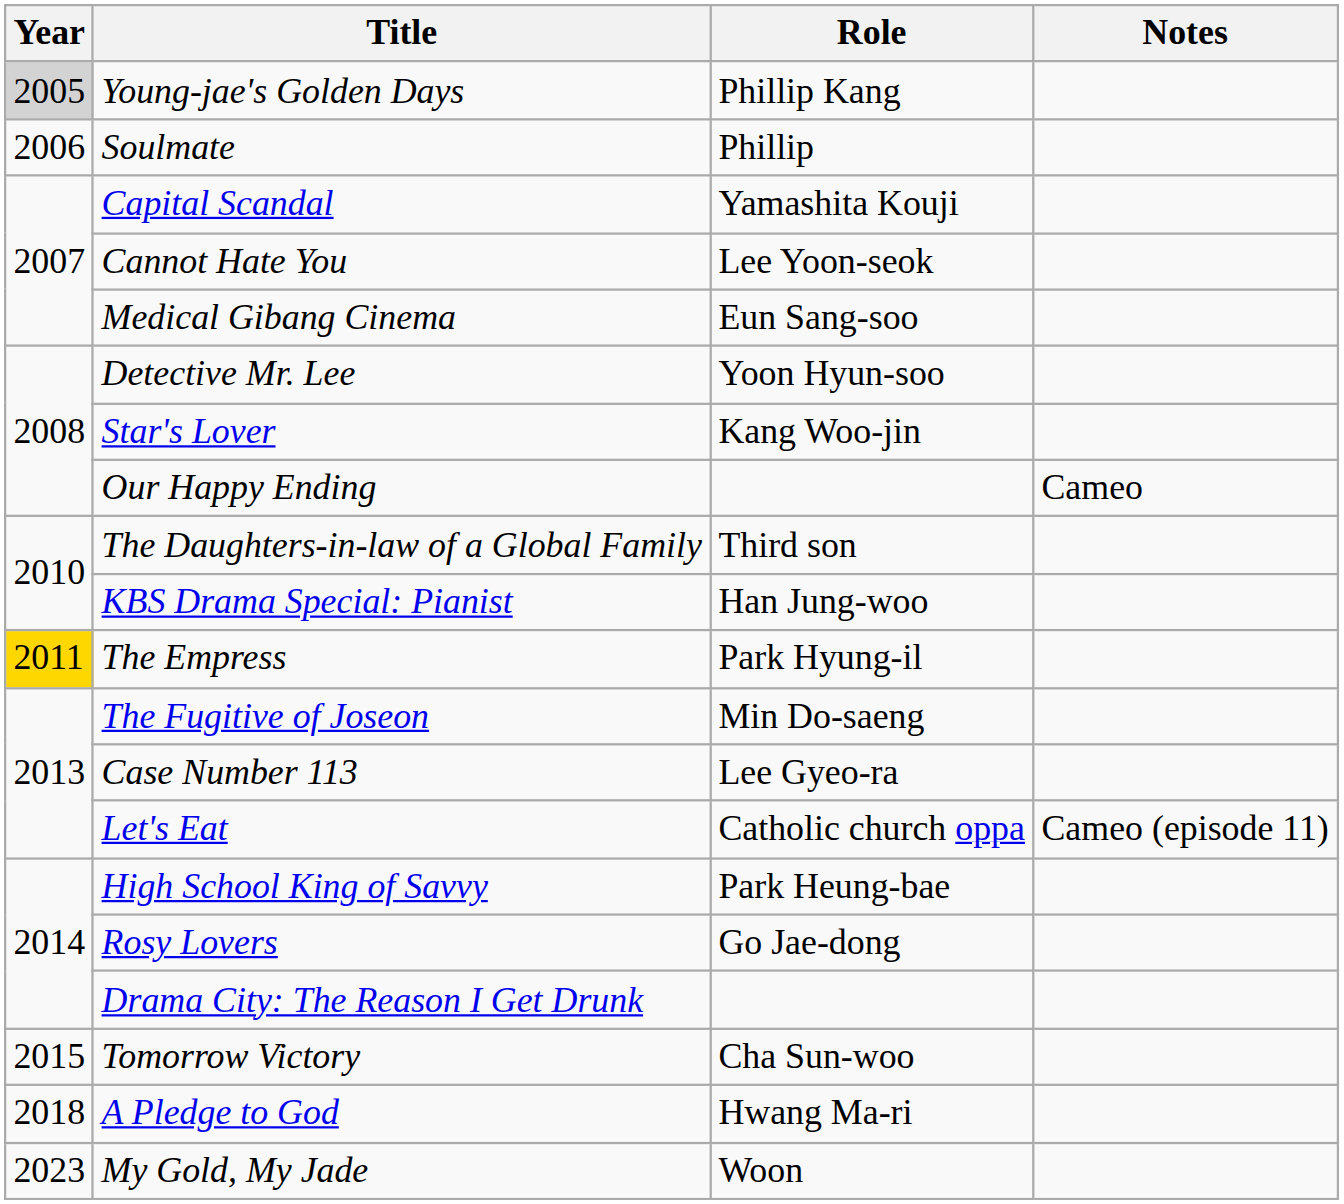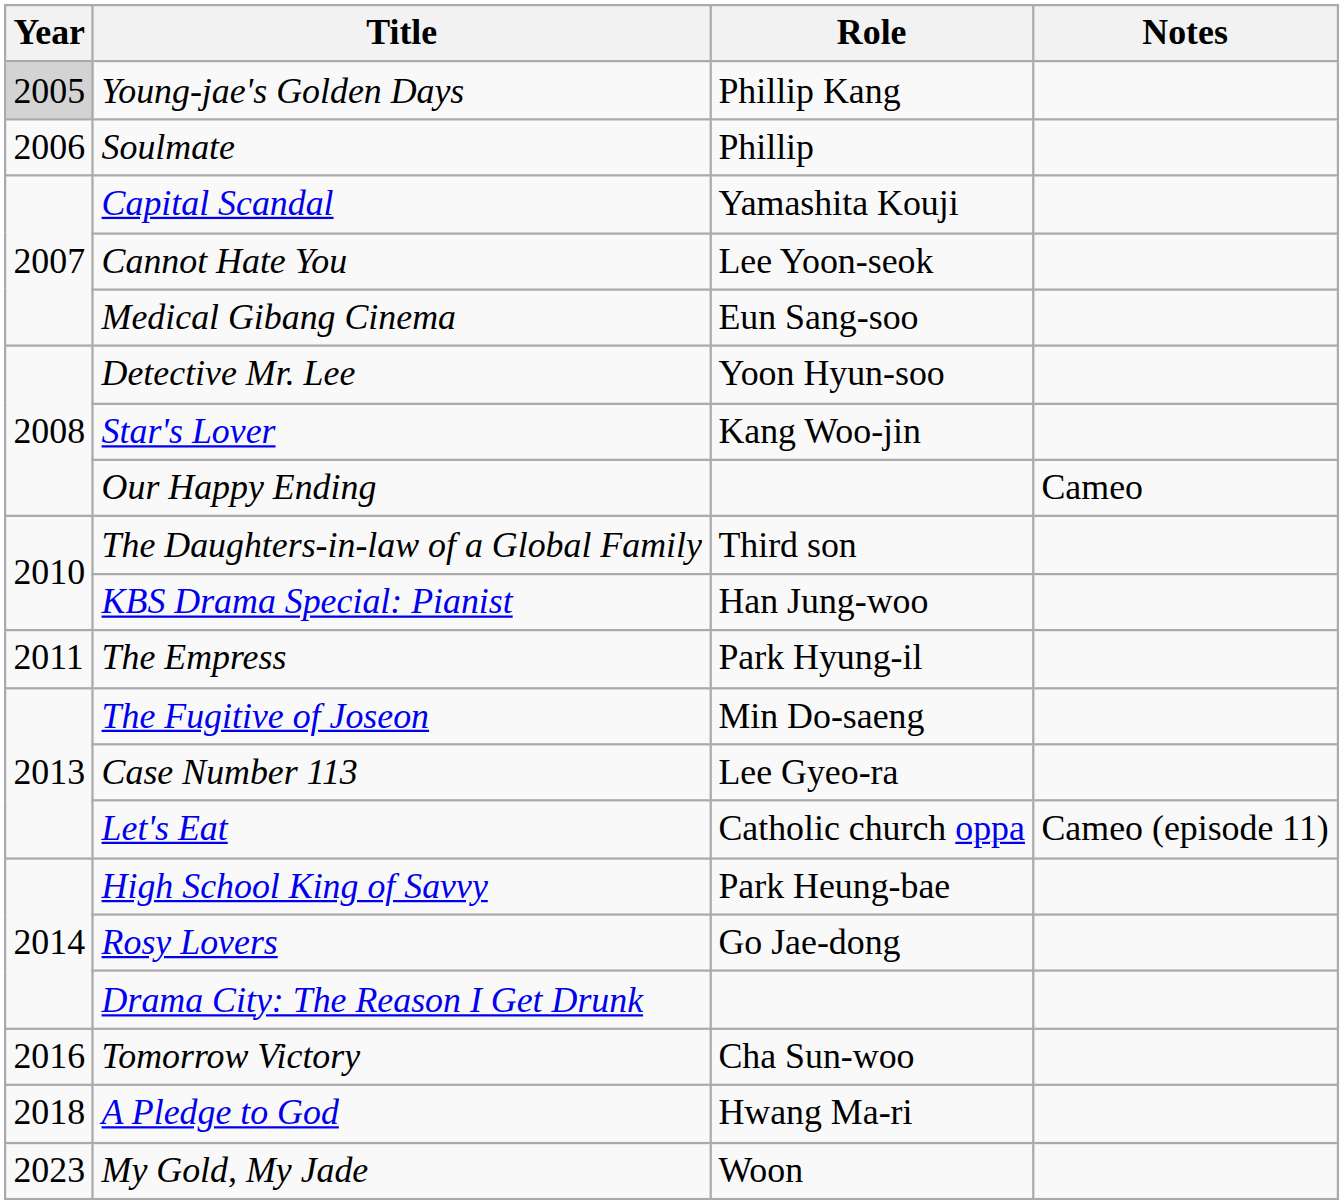(49, 658) gold background -> (49, 658) no background
(49, 1056) 2015 -> (49, 1056) 2016
